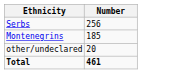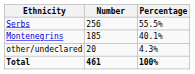+ column: (163, 11)
